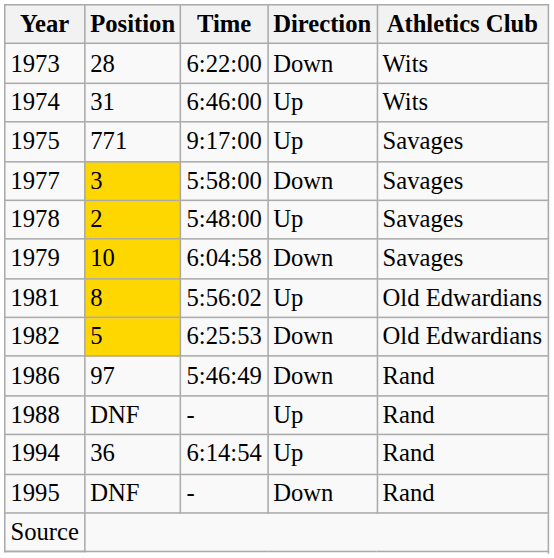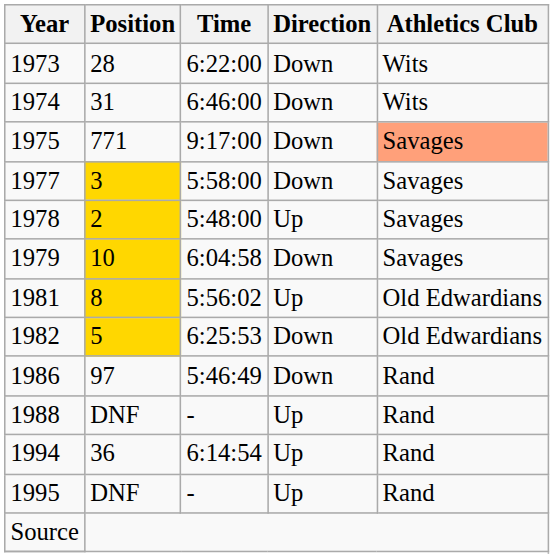(288, 102) Up -> (303, 102) Down
(288, 141) Up -> (303, 141) Down
(423, 141) no background -> (423, 141) lightsalmon background
(303, 492) Down -> (288, 492) Up
